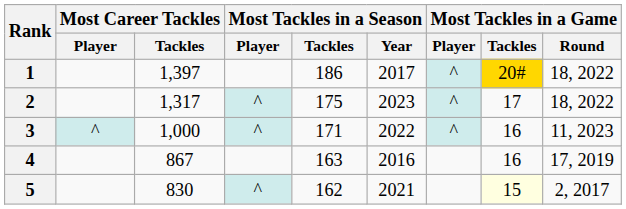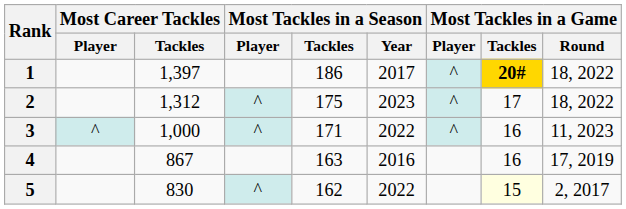(512, 73) normal -> (512, 73) bold
(180, 102) 1,317 -> (180, 102) 1,312
(397, 189) 2021 -> (397, 189) 2022
